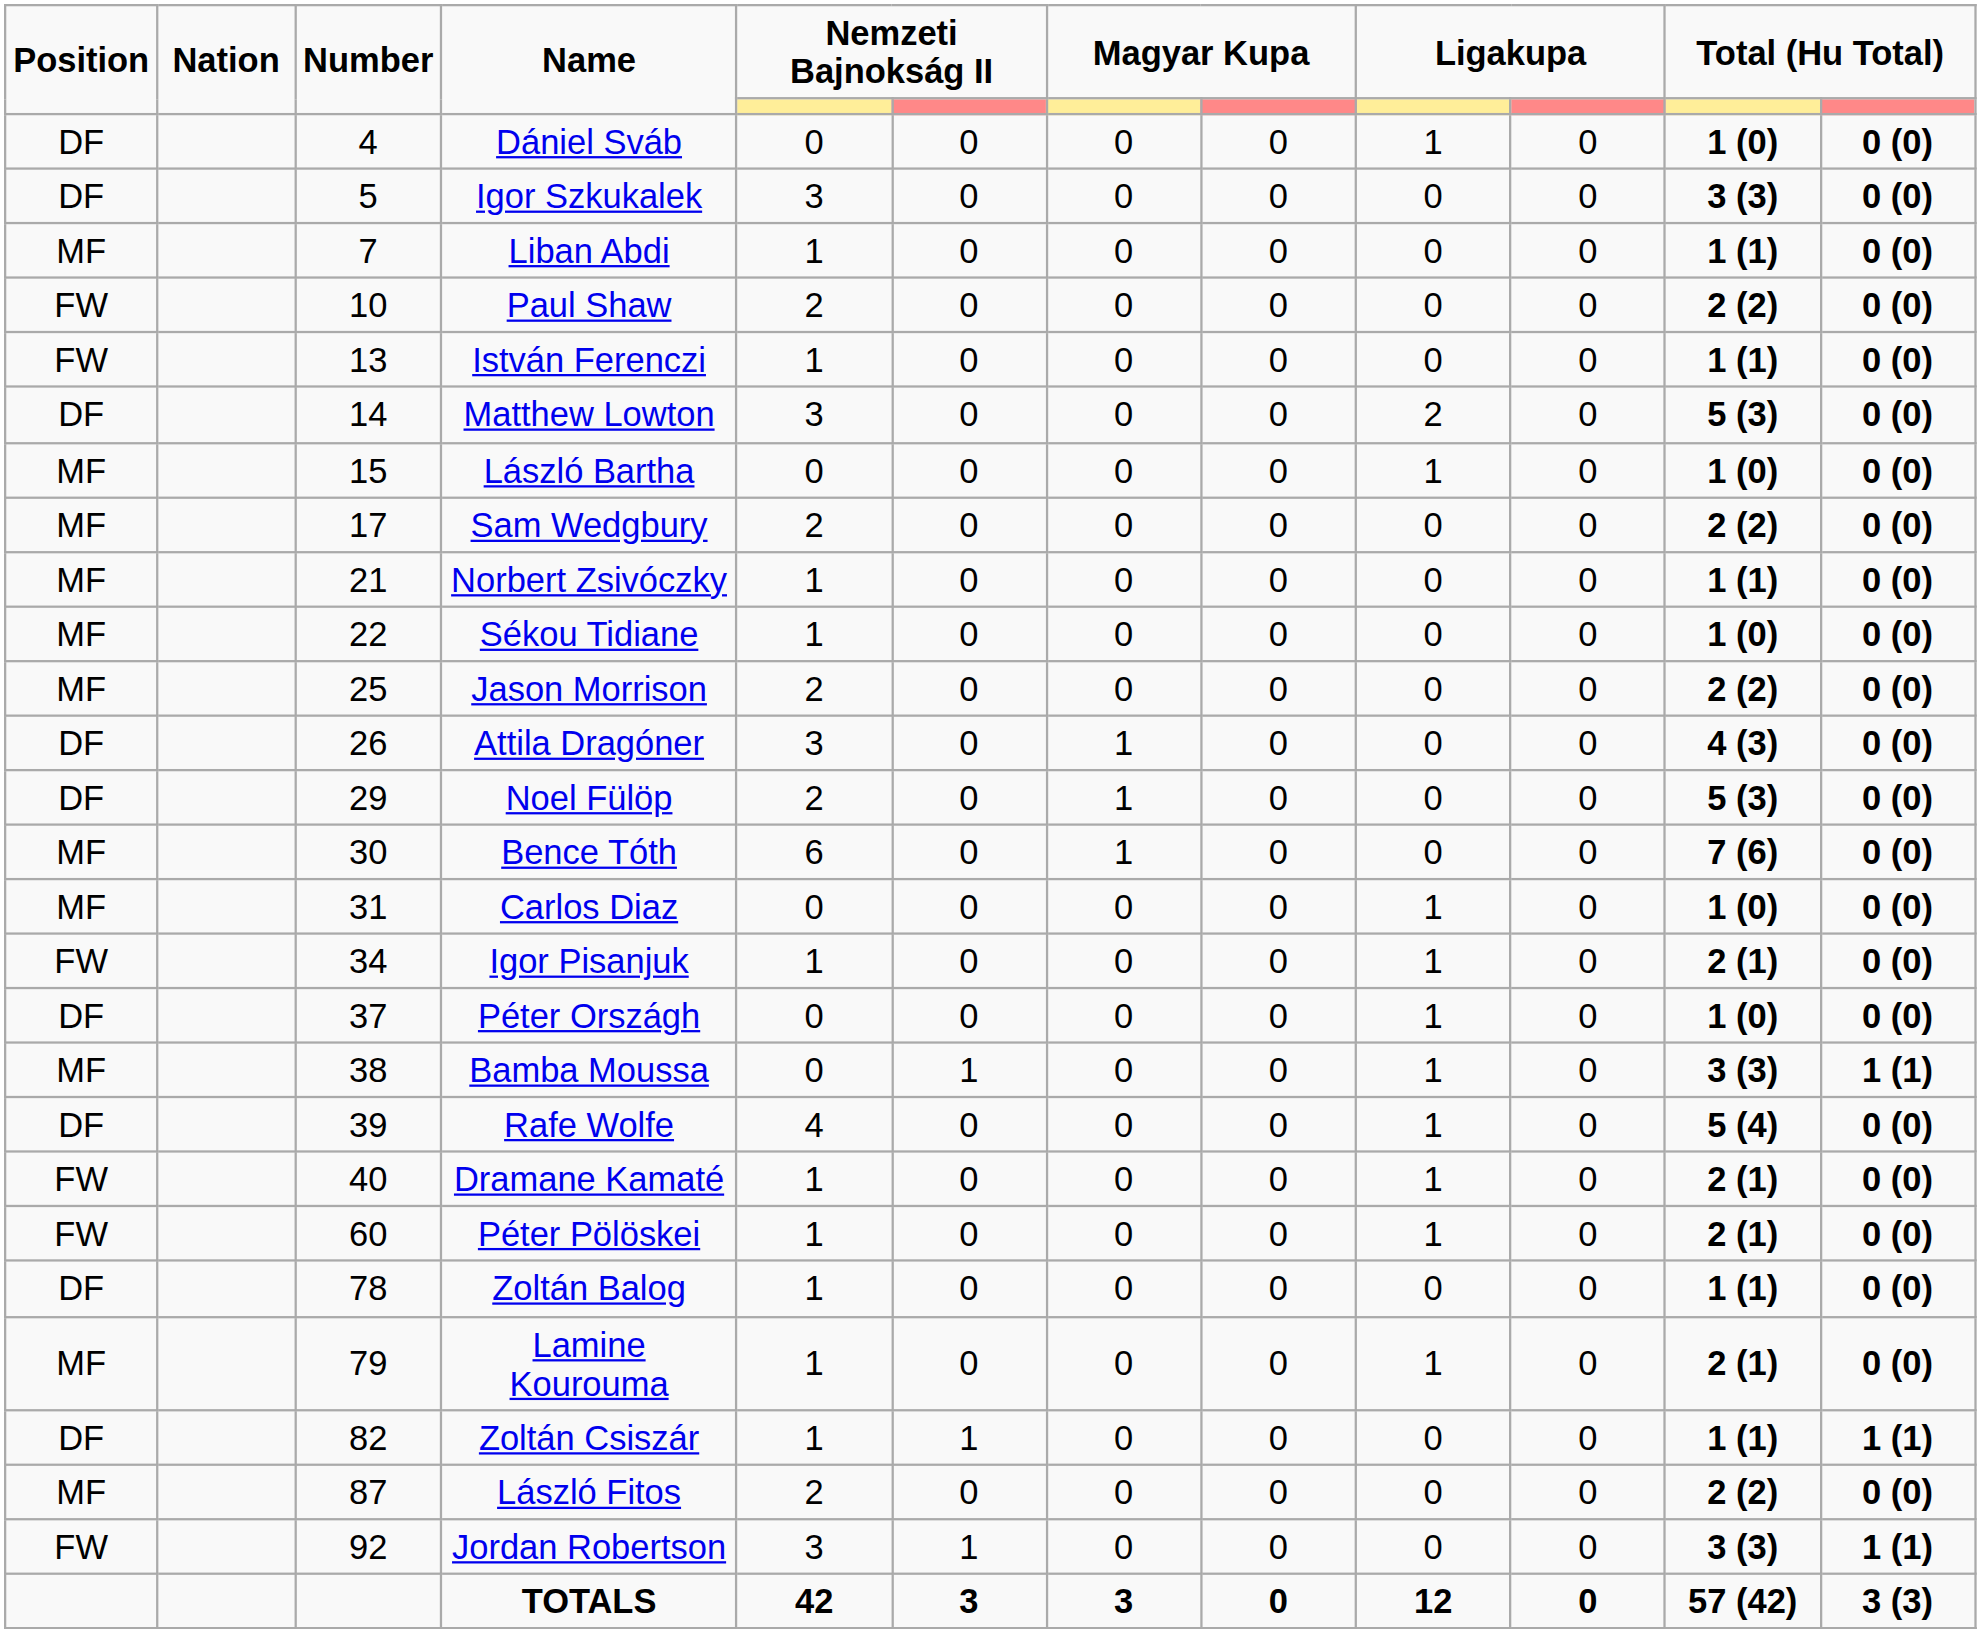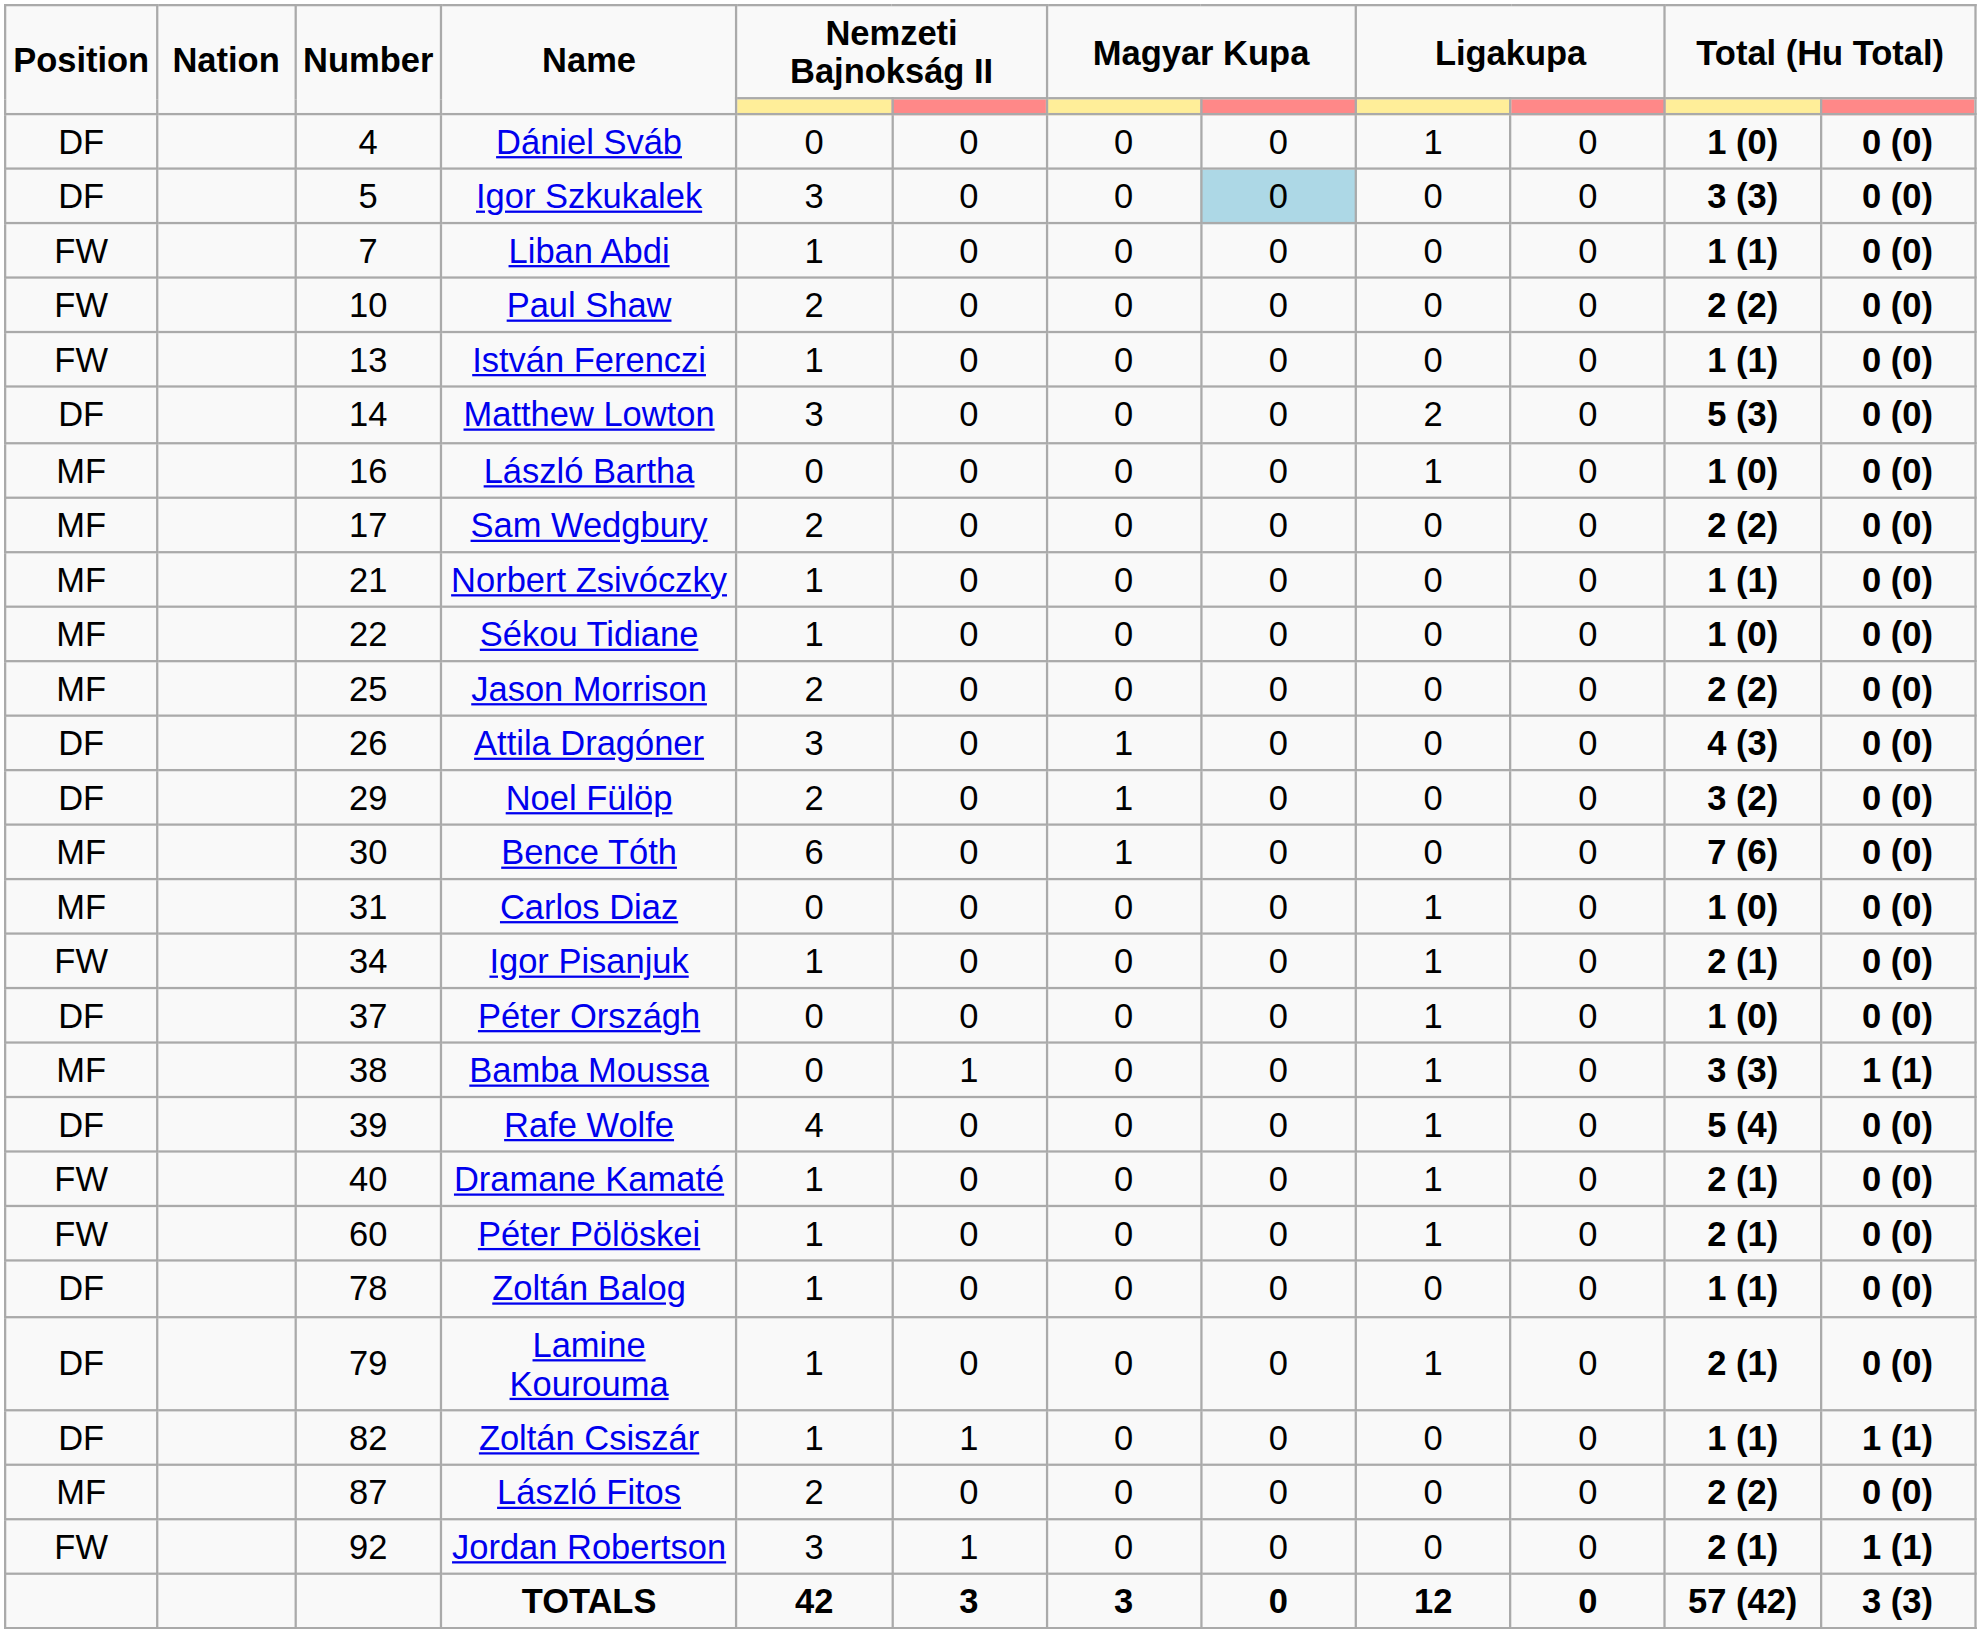(1278, 196) no background -> (1278, 196) lightblue background
(81, 251) MF -> (81, 251) FW
(368, 470) 15 -> (368, 470) 16
(1743, 797) 5 (3) -> (1743, 797) 3 (2)
(81, 1363) MF -> (81, 1363) DF
(1743, 1546) 3 (3) -> (1743, 1546) 2 (1)
